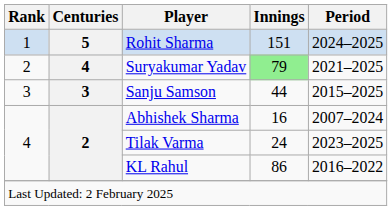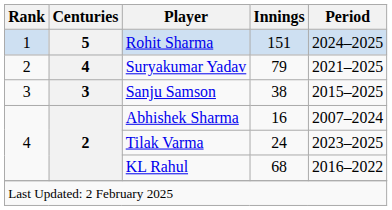(279, 67) lightgreen background -> (279, 67) no background
(279, 92) 44 -> (279, 92) 38
(279, 167) 86 -> (279, 167) 68
